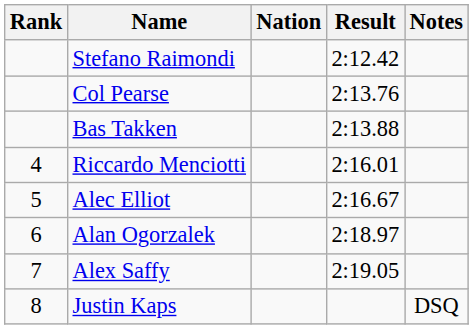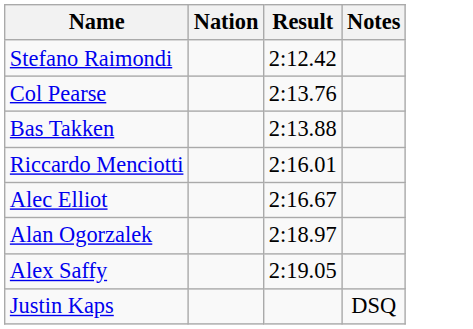- column: (36, 22)
